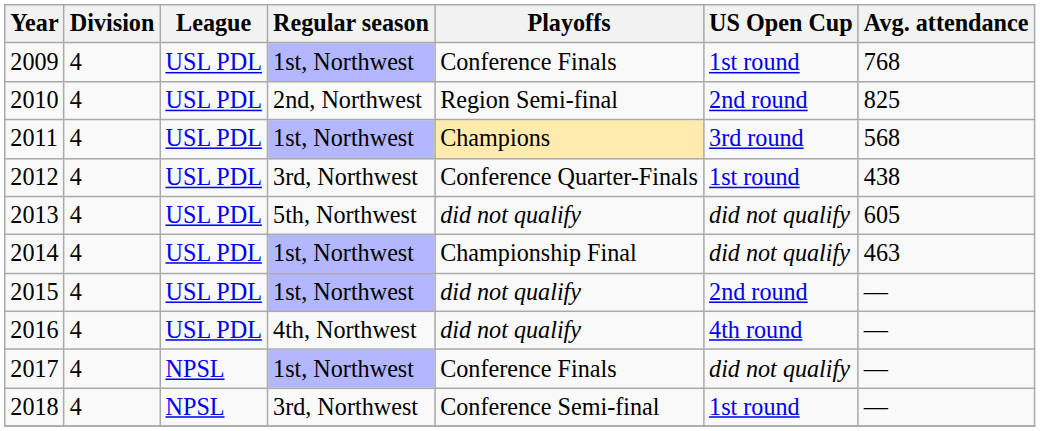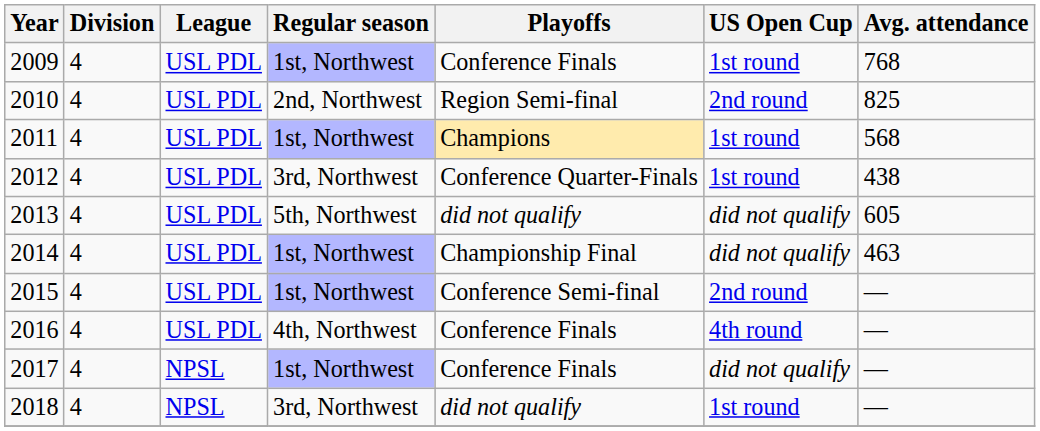(756, 138) 3rd round -> (754, 138) 1st round
(511, 291) did not qualify -> (550, 291) Conference Semi-final
(511, 330) did not qualify -> (528, 330) Conference Finals
(550, 406) Conference Semi-final -> (511, 406) did not qualify
